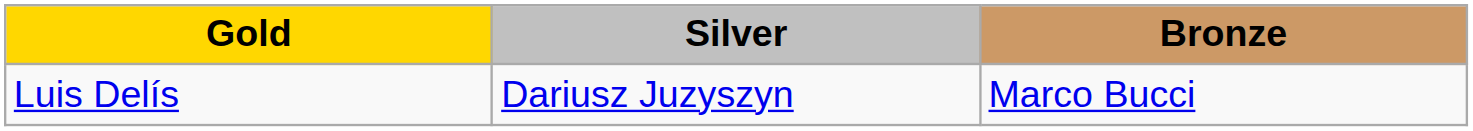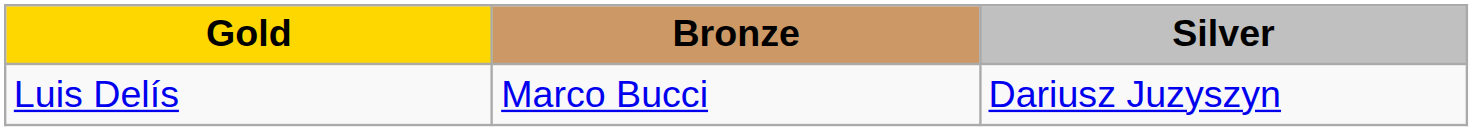columns swapped: (736, 34) <-> (1223, 34)
